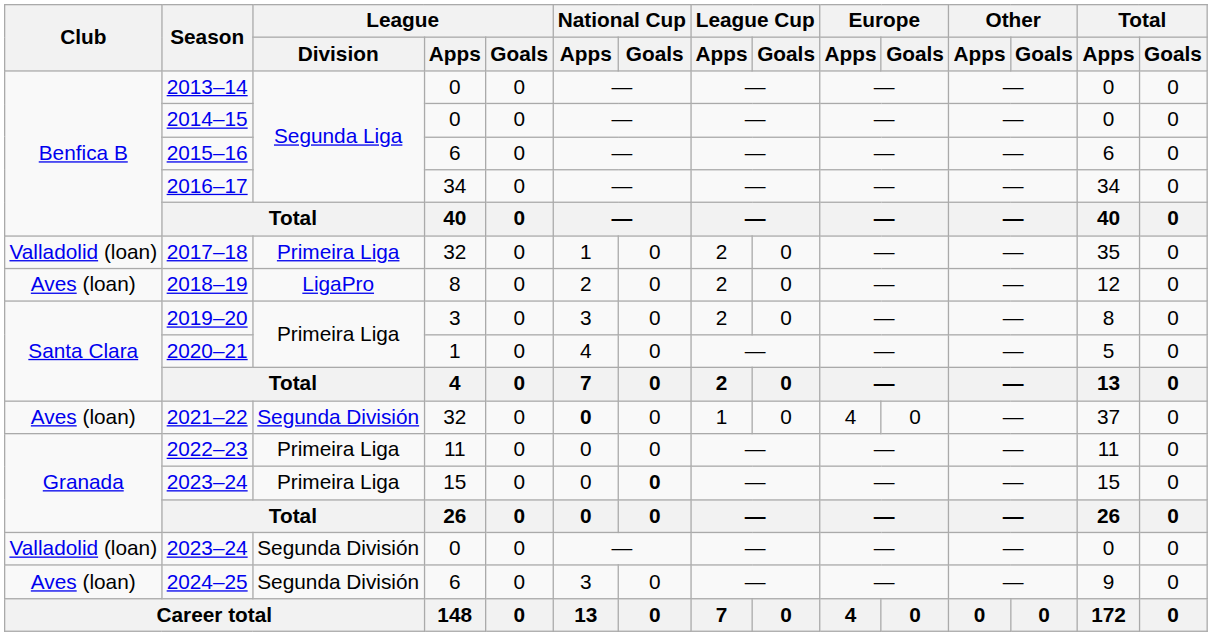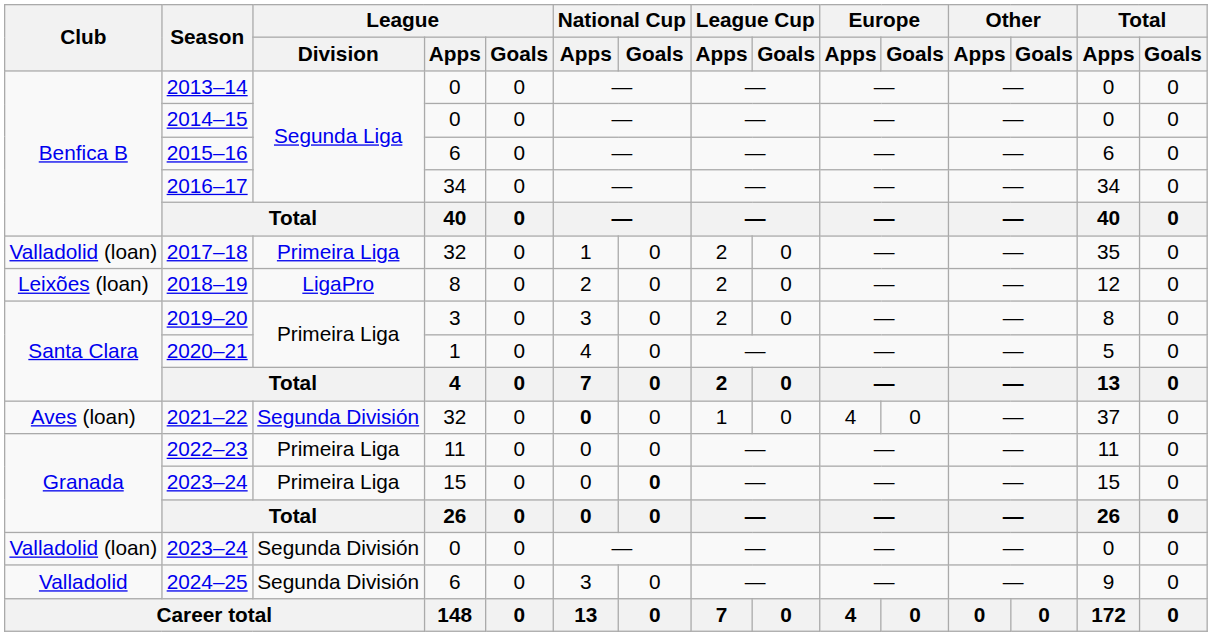(83, 284) Aves (loan) -> (83, 284) Leixões (loan)
(83, 581) Aves (loan) -> (83, 581) Valladolid
